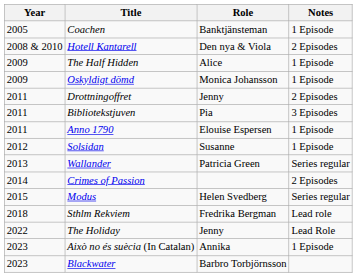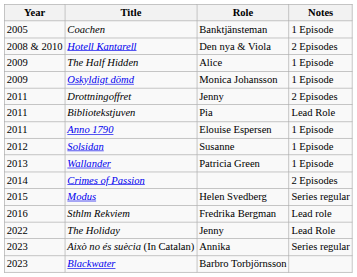(314, 113) 3 Episodes -> (313, 113) Lead Role
(321, 163) Series regular -> (312, 163) 1 Episode
(17, 213) 2018 -> (17, 213) 2016
(312, 247) 1 Episode -> (321, 247) Series regular
